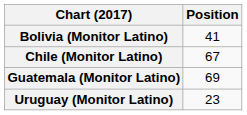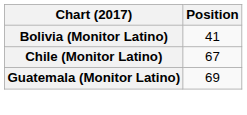- row: (94, 99)
